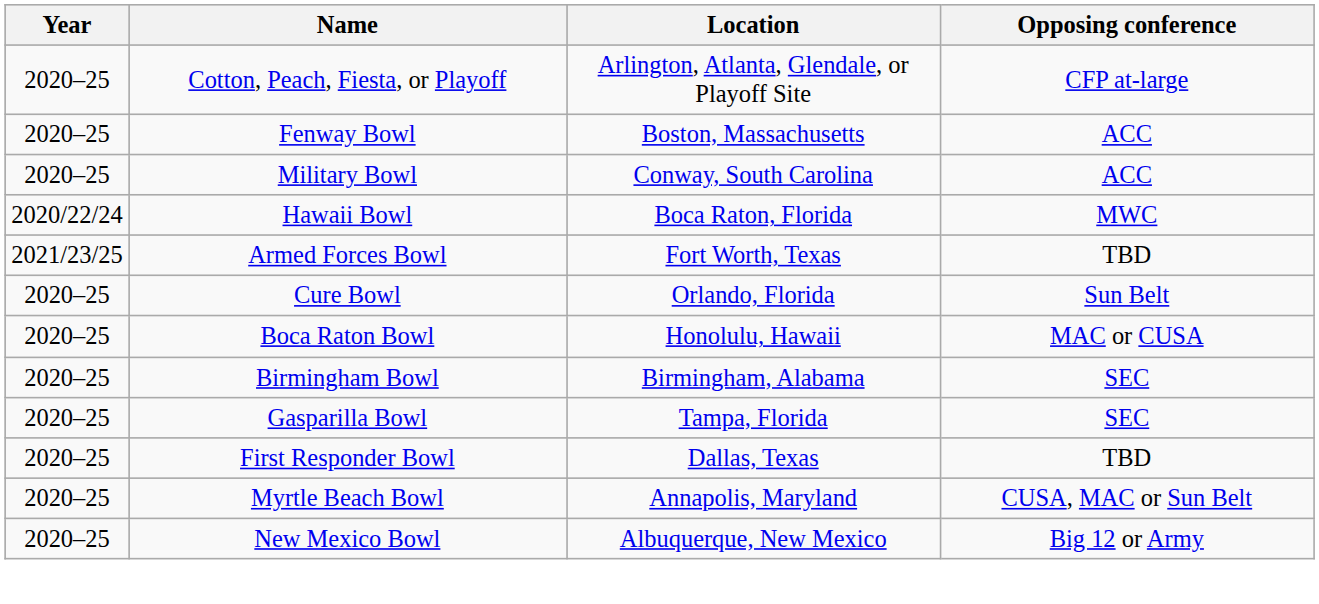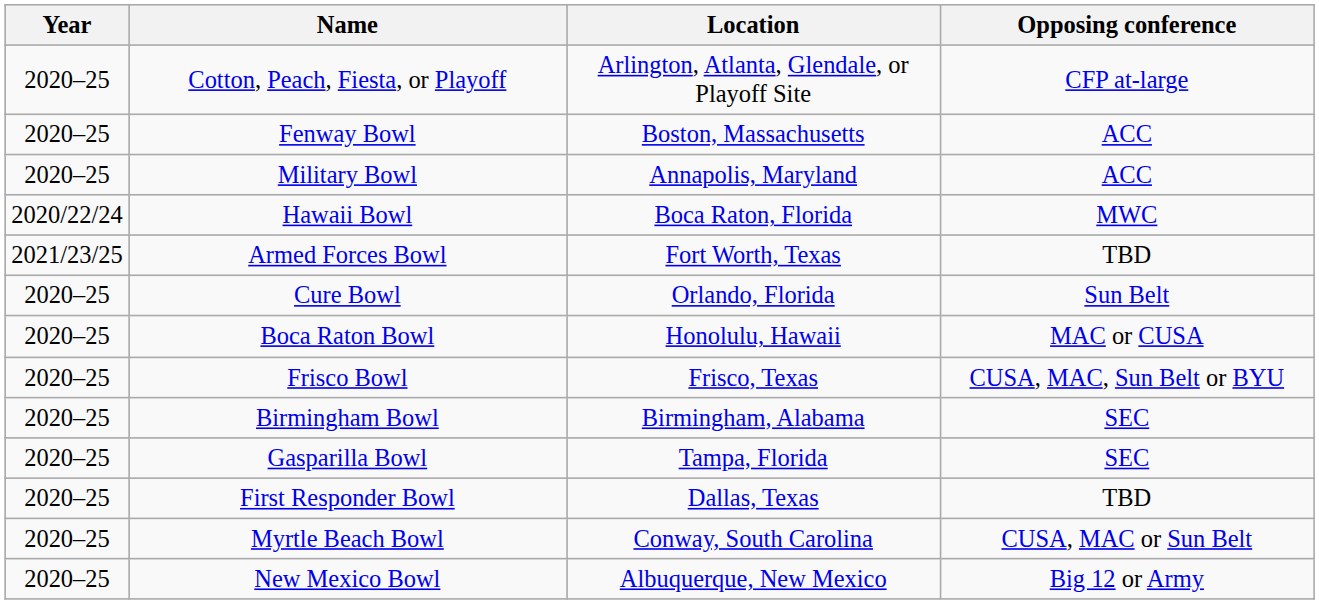(753, 174) Conway, South Carolina -> (753, 174) Annapolis, Maryland
+ row: (347, 376)
(753, 497) Annapolis, Maryland -> (753, 538) Conway, South Carolina
